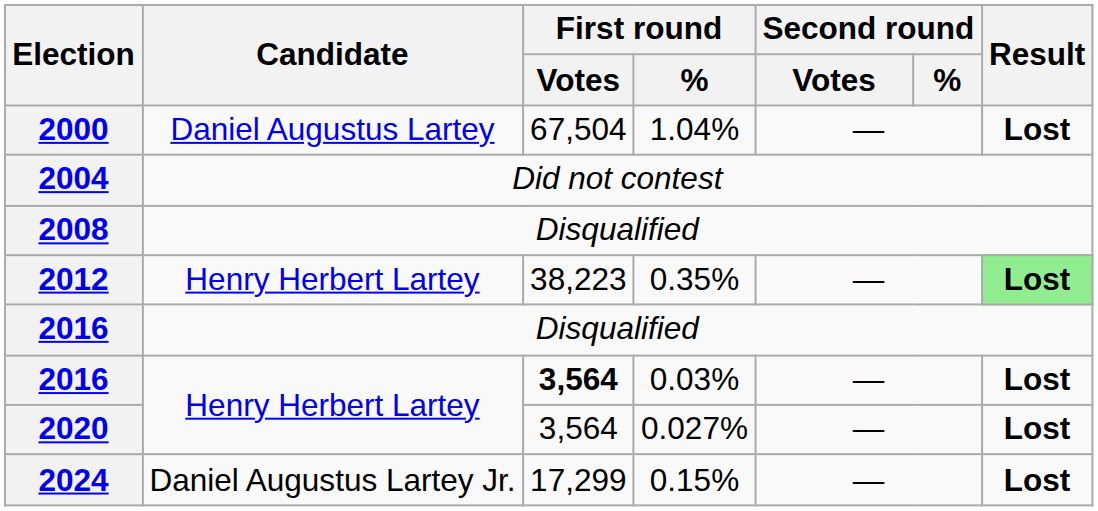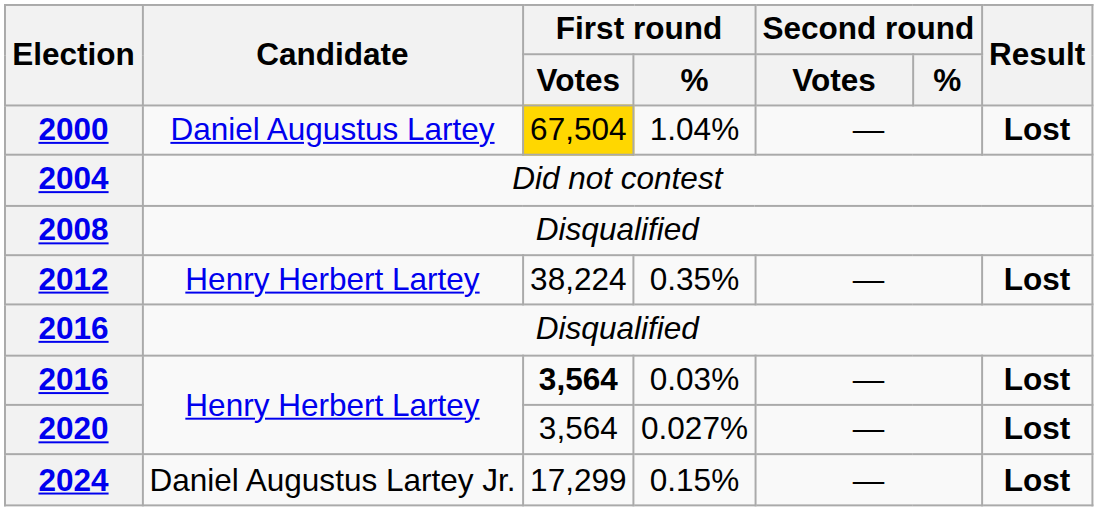(578, 129) no background -> (578, 129) gold background
(578, 279) 38,223 -> (578, 279) 38,224
(1037, 279) lightgreen background -> (1037, 279) no background
